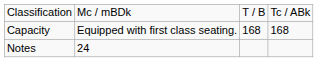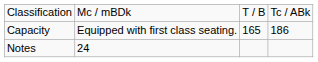(251, 30) 168 -> (251, 30) 165
(280, 30) 168 -> (280, 30) 186
